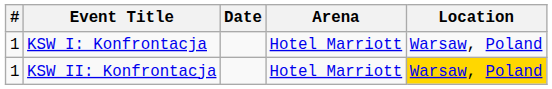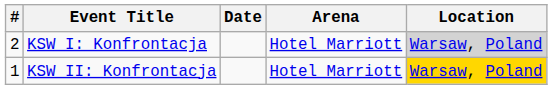(15, 44) 1 -> (15, 44) 2
(476, 44) no background -> (476, 44) lightgrey background
